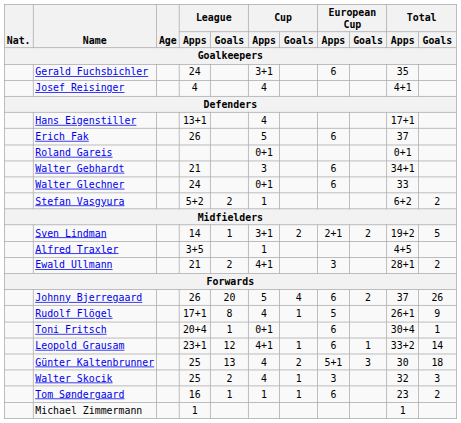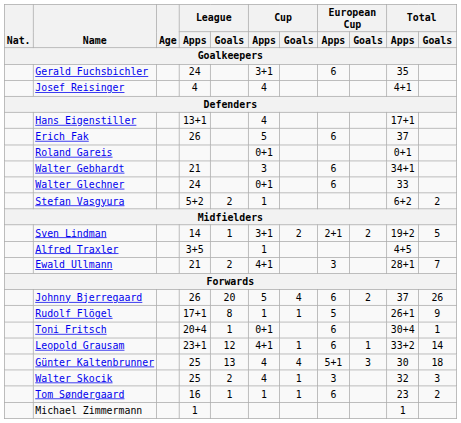(437, 265) 2 -> (437, 265) 7
(264, 314) 4 -> (264, 314) 1
(299, 362) 2 -> (299, 362) 4
